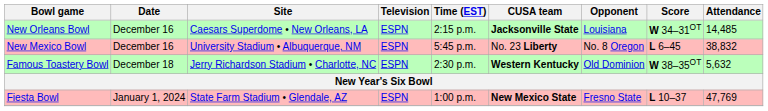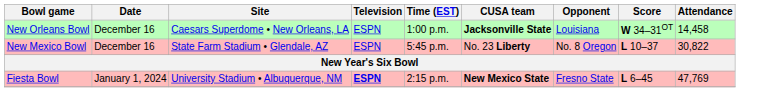(455, 29) 2:15 p.m. -> (428, 29) 1:00 p.m.
(721, 29) 14,485 -> (693, 29) 14,458
(276, 47) University Stadium • Albuquerque, NM -> (250, 47) State Farm Stadium • Glendale, AZ
(665, 47) L 6–45 -> (640, 47) L 10–37
(721, 47) 38,832 -> (693, 47) 30,822
- row: (58, 64)
(269, 97) State Farm Stadium • Glendale, AZ -> (257, 79) University Stadium • Albuquerque, NM
(395, 97) normal -> (367, 79) bold
(455, 97) 1:00 p.m. -> (428, 79) 2:15 p.m.
(668, 97) L 10–37 -> (637, 79) L 6–45
